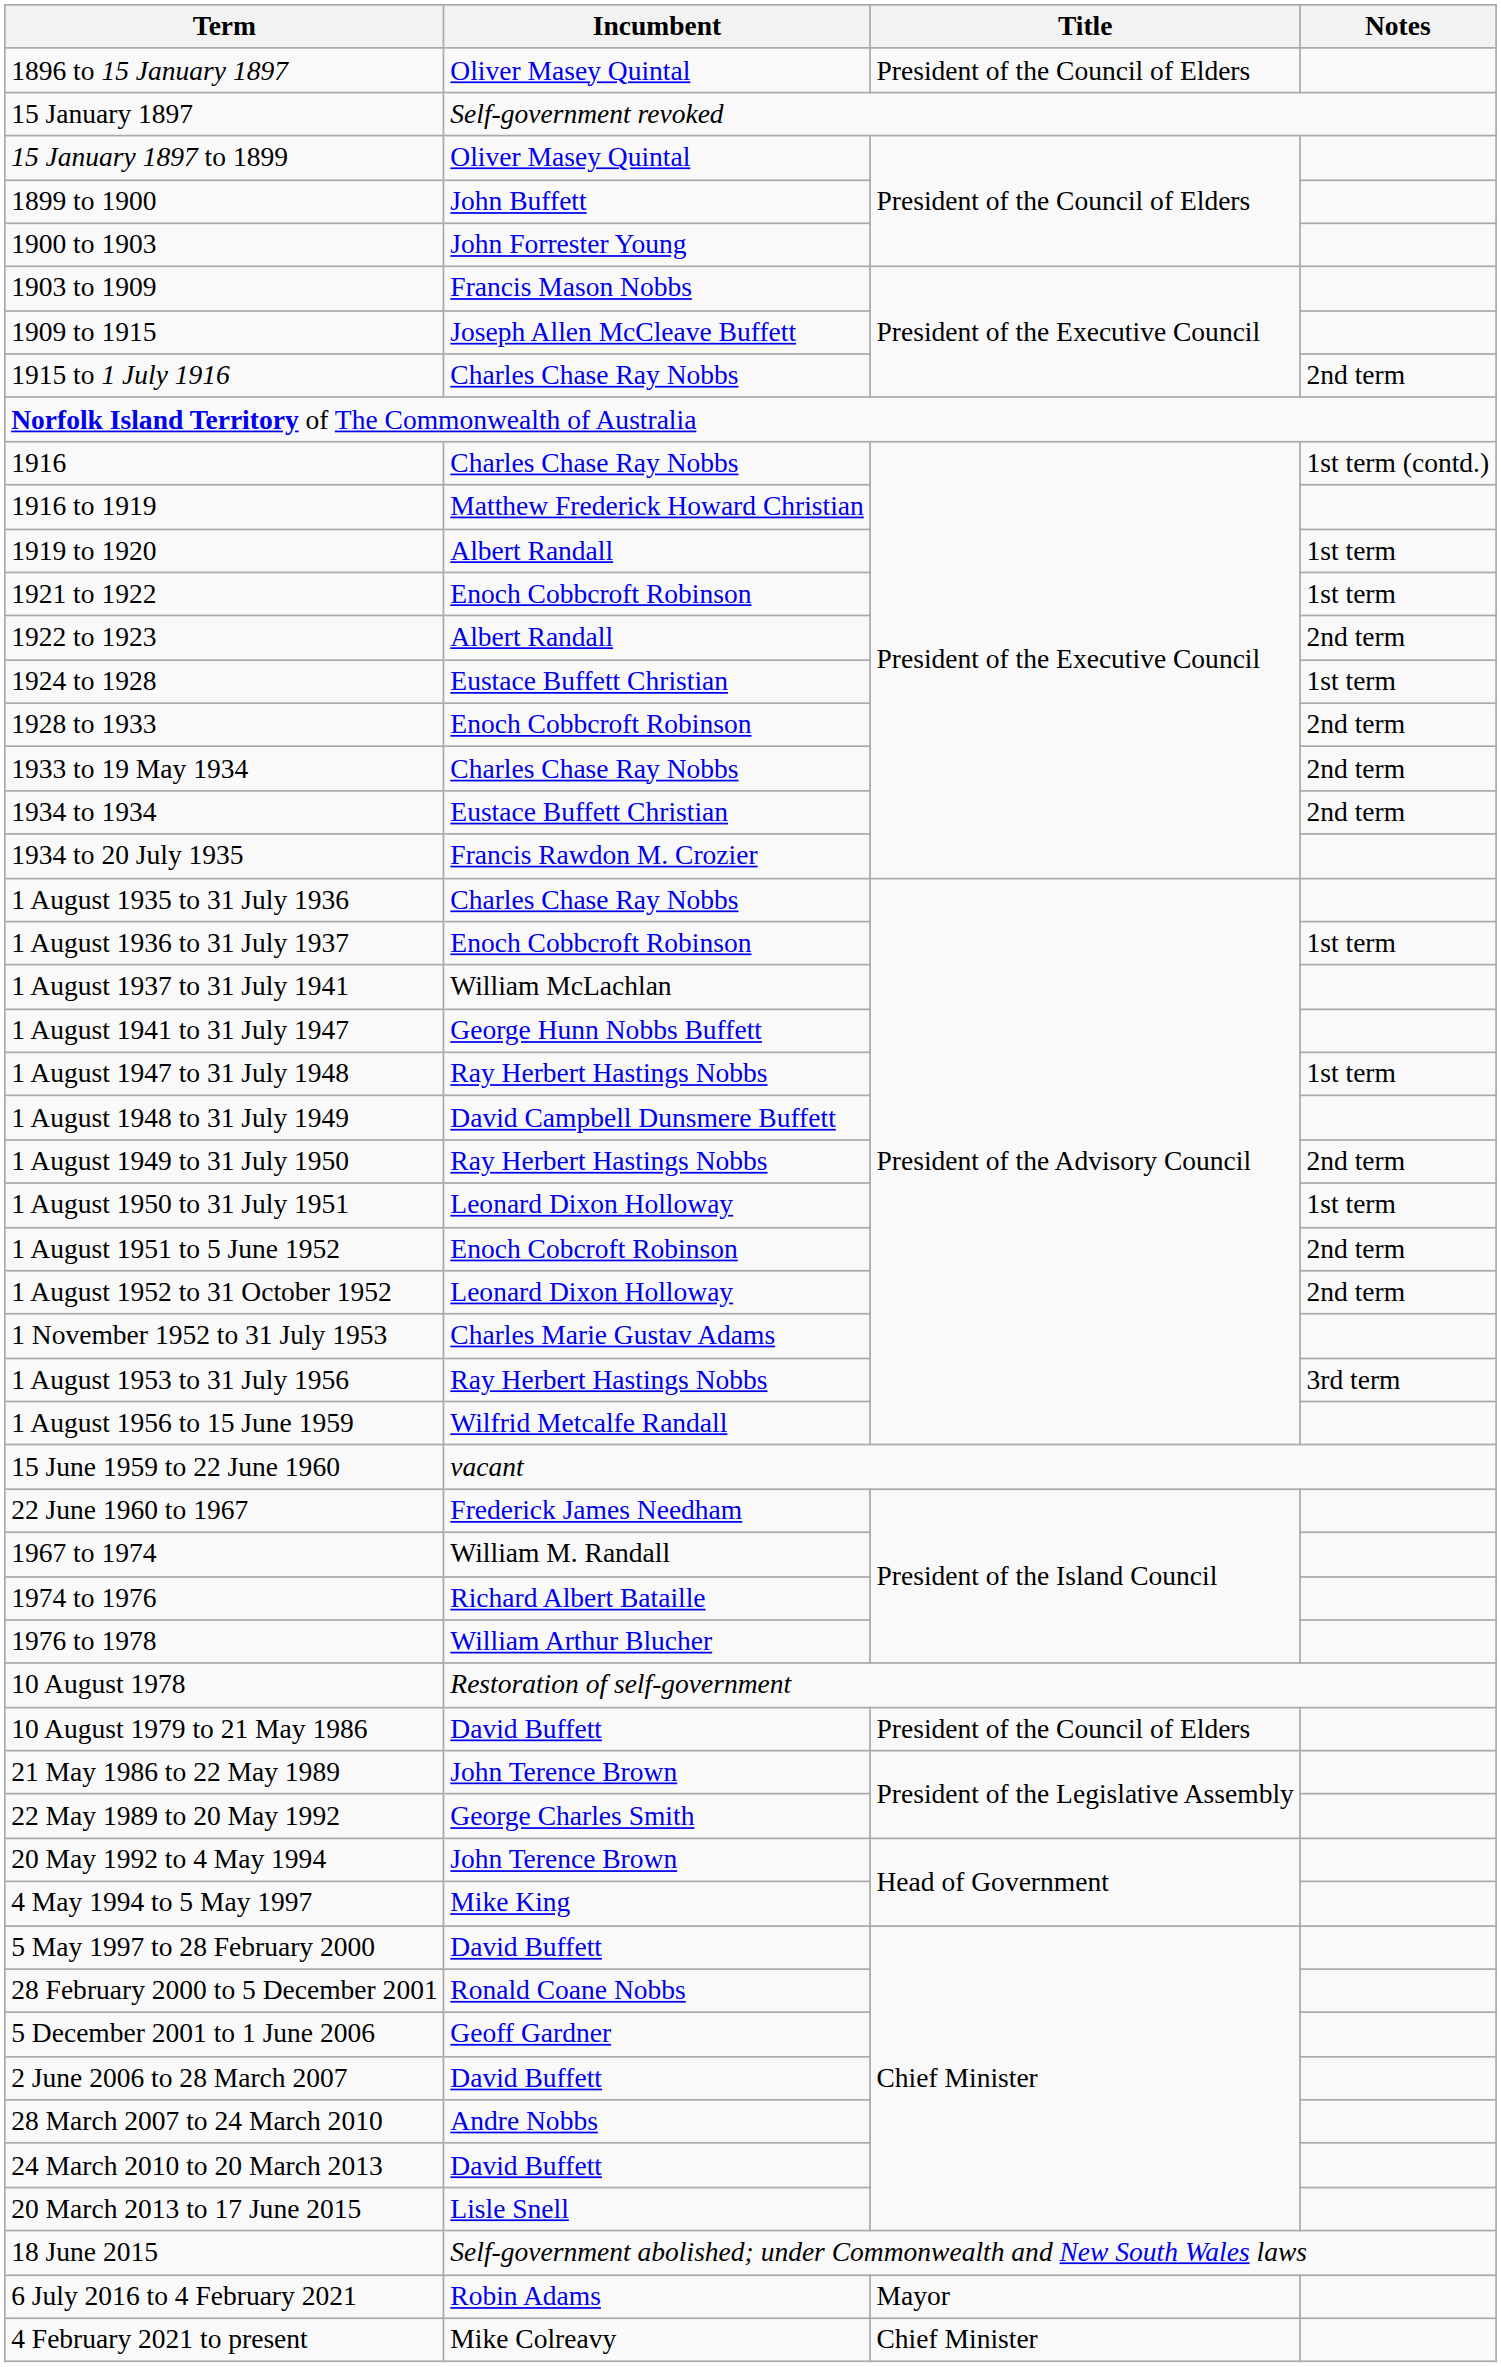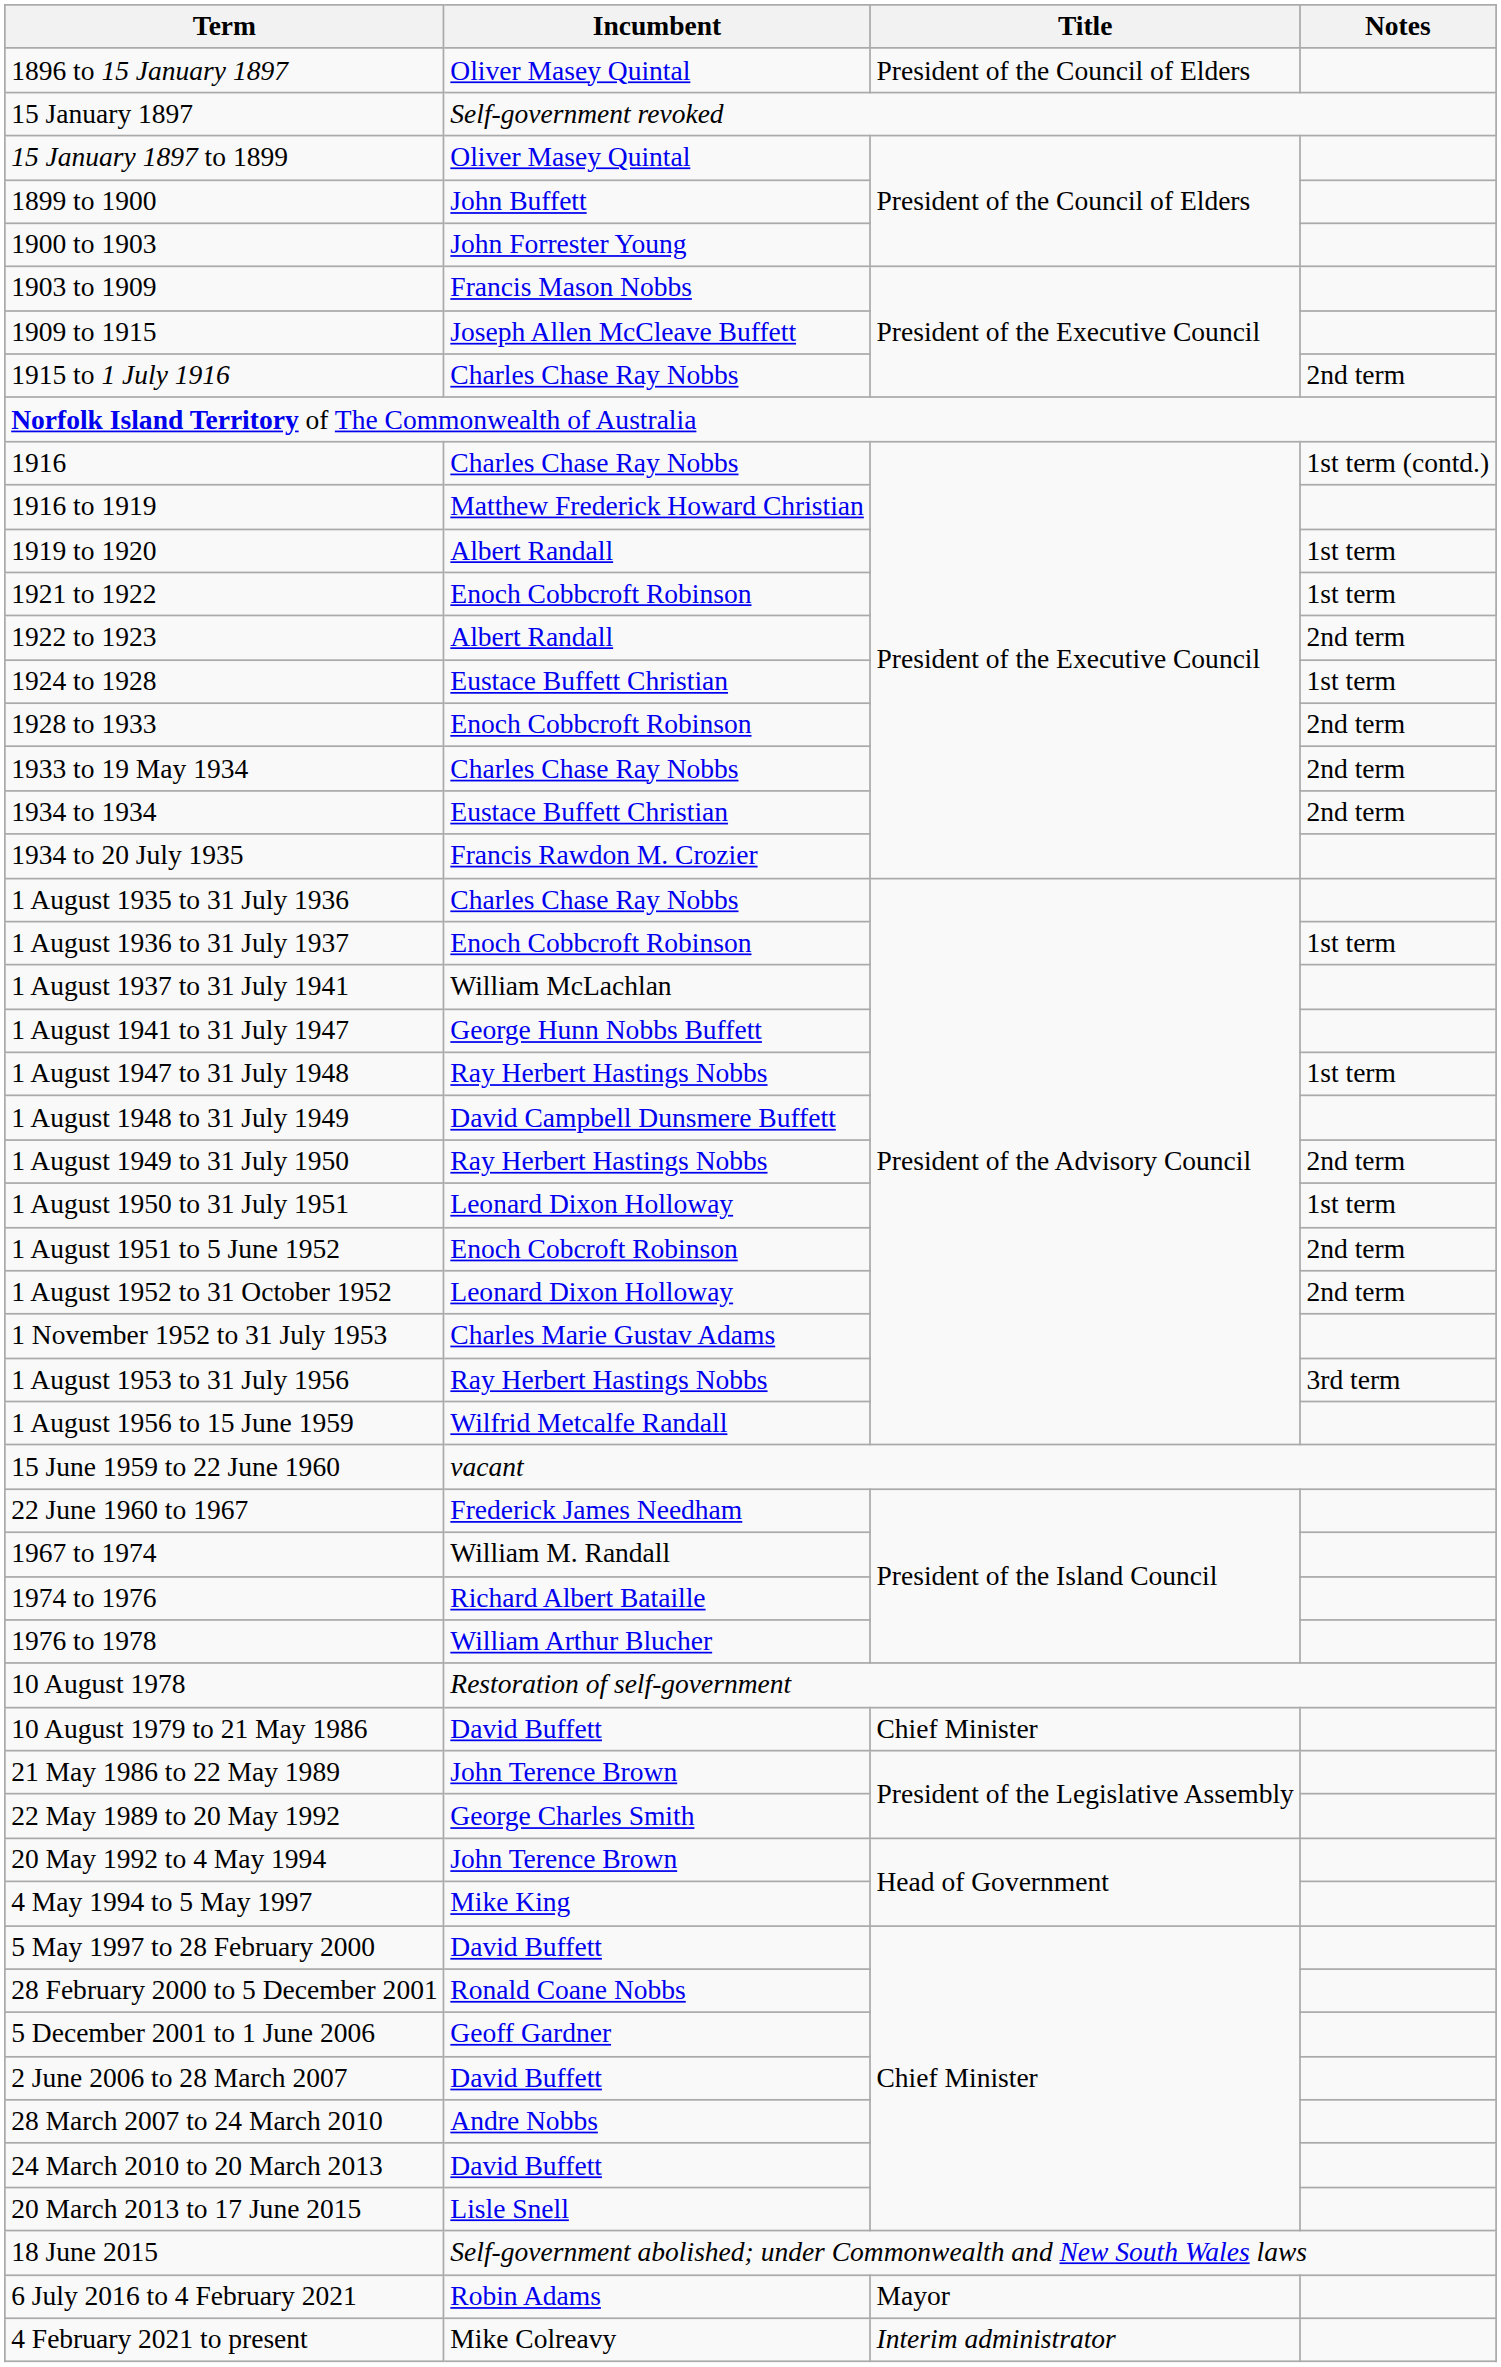(1063, 1728) President of the Council of Elders -> (957, 1728) Chief Minister
(957, 2339) Chief Minister -> (996, 2339) Interim administrator
